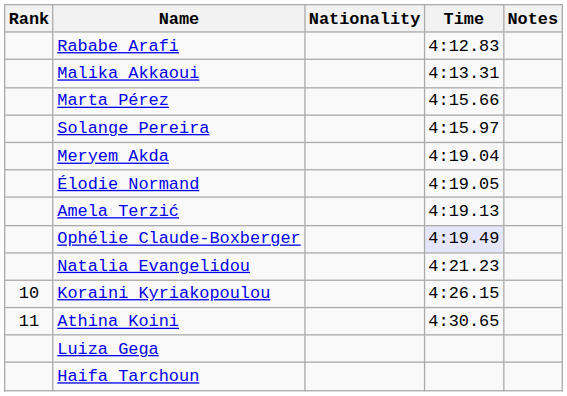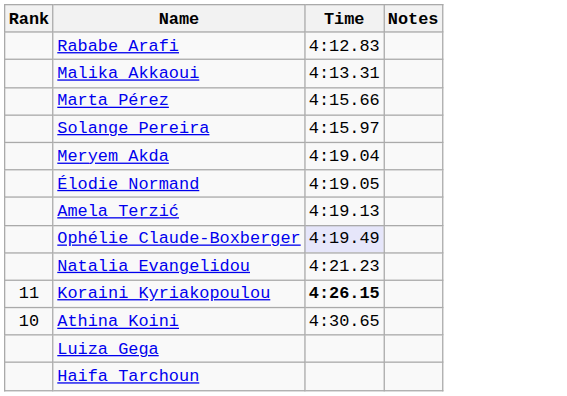- column: (365, 18)
(29, 294) 10 -> (29, 294) 11
(464, 294) normal -> (344, 294) bold
(29, 321) 11 -> (29, 321) 10
